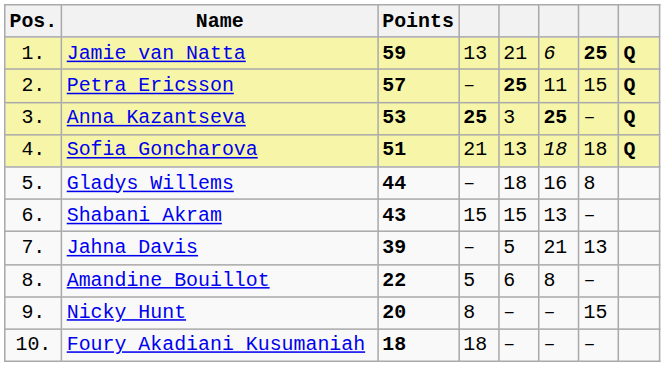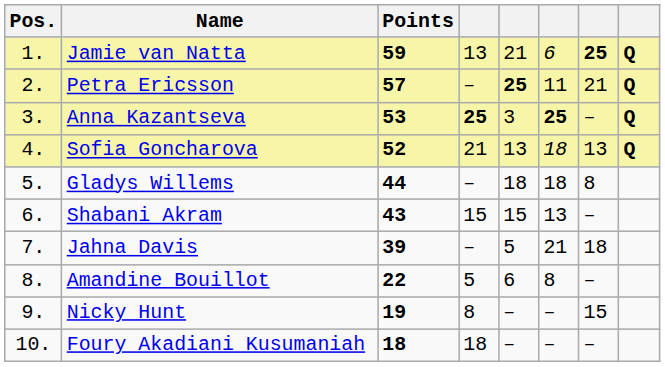(595, 86) 15 -> (595, 86) 21
(394, 151) 51 -> (394, 151) 52
(595, 151) 18 -> (595, 151) 13
(555, 183) 16 -> (555, 183) 18
(595, 248) 13 -> (595, 248) 18
(394, 313) 20 -> (394, 313) 19
